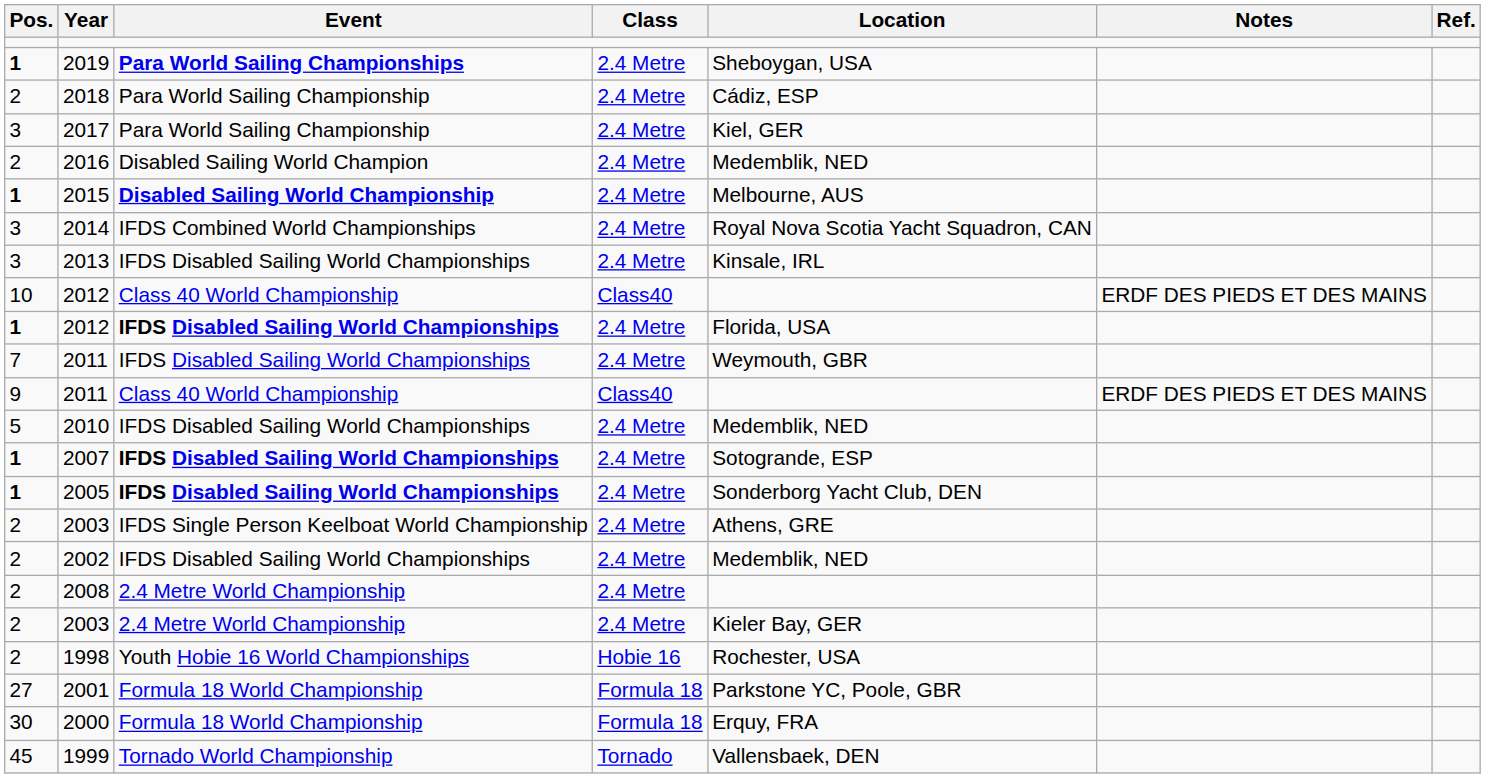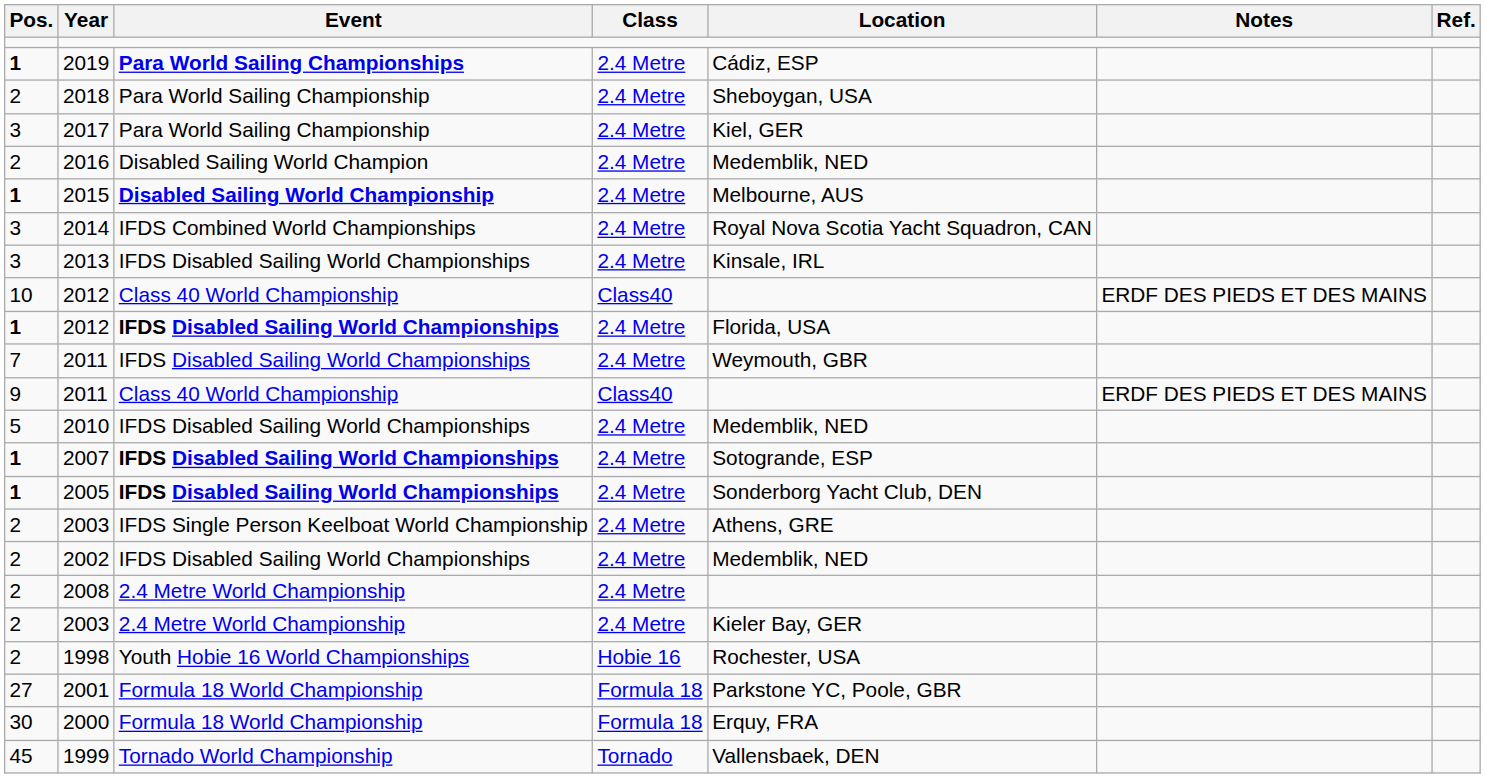(792, 63) Sheboygan, USA -> (765, 63) Cádiz, ESP
(765, 96) Cádiz, ESP -> (792, 96) Sheboygan, USA
